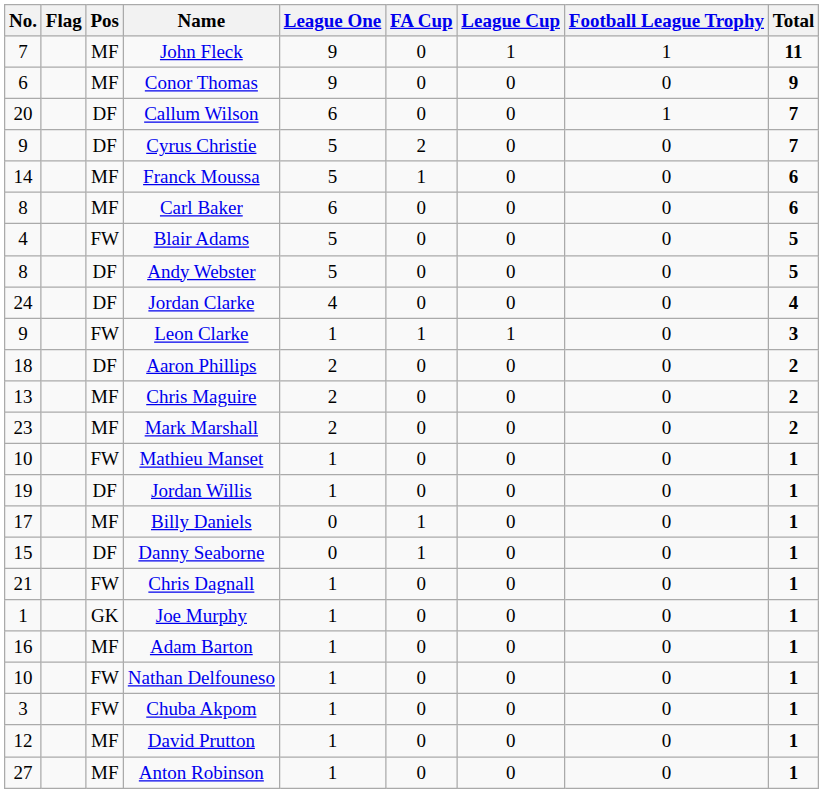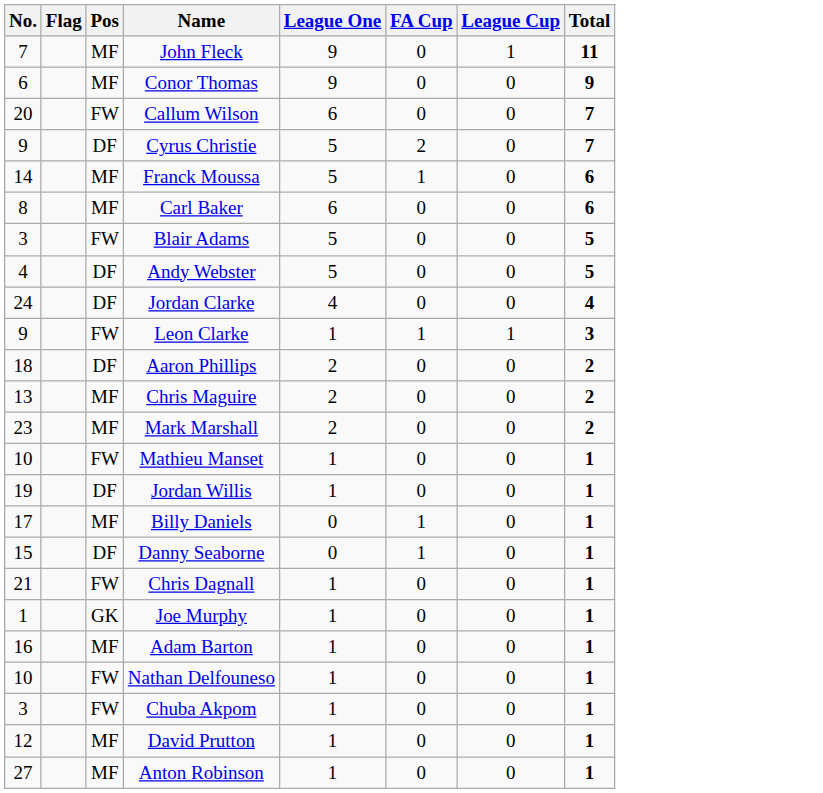- column: (666, 20)
(105, 114) DF -> (105, 114) FW
(23, 239) 4 -> (23, 239) 3
(23, 270) 8 -> (23, 270) 4
